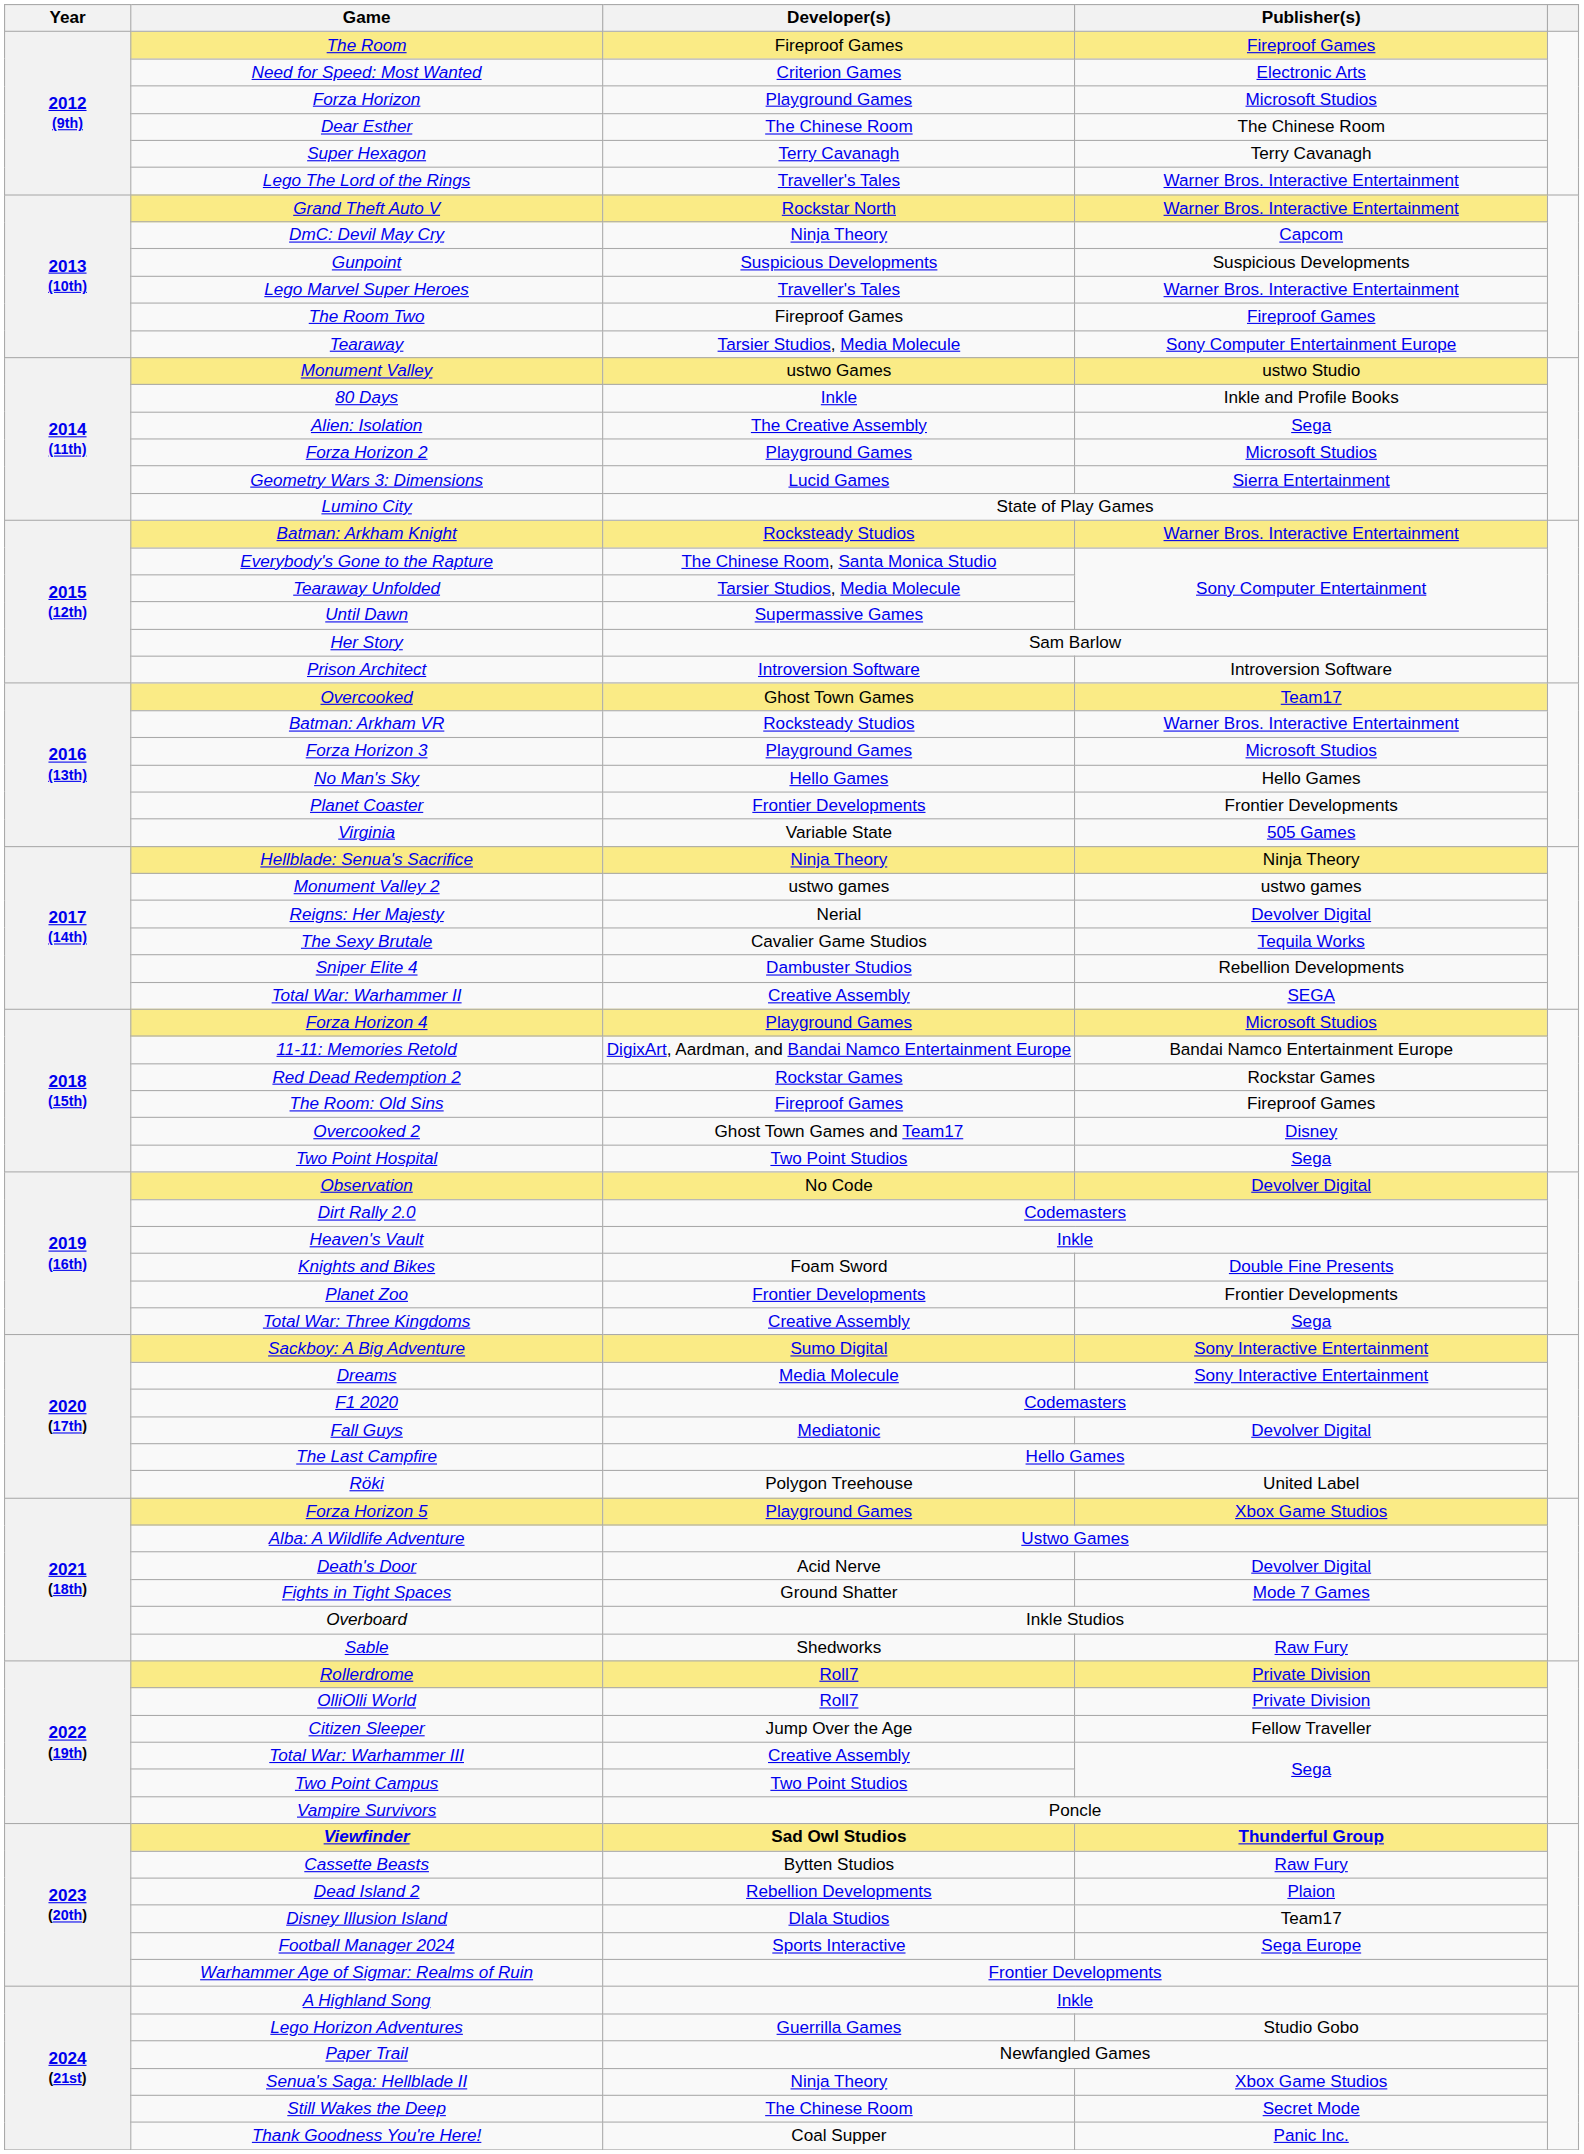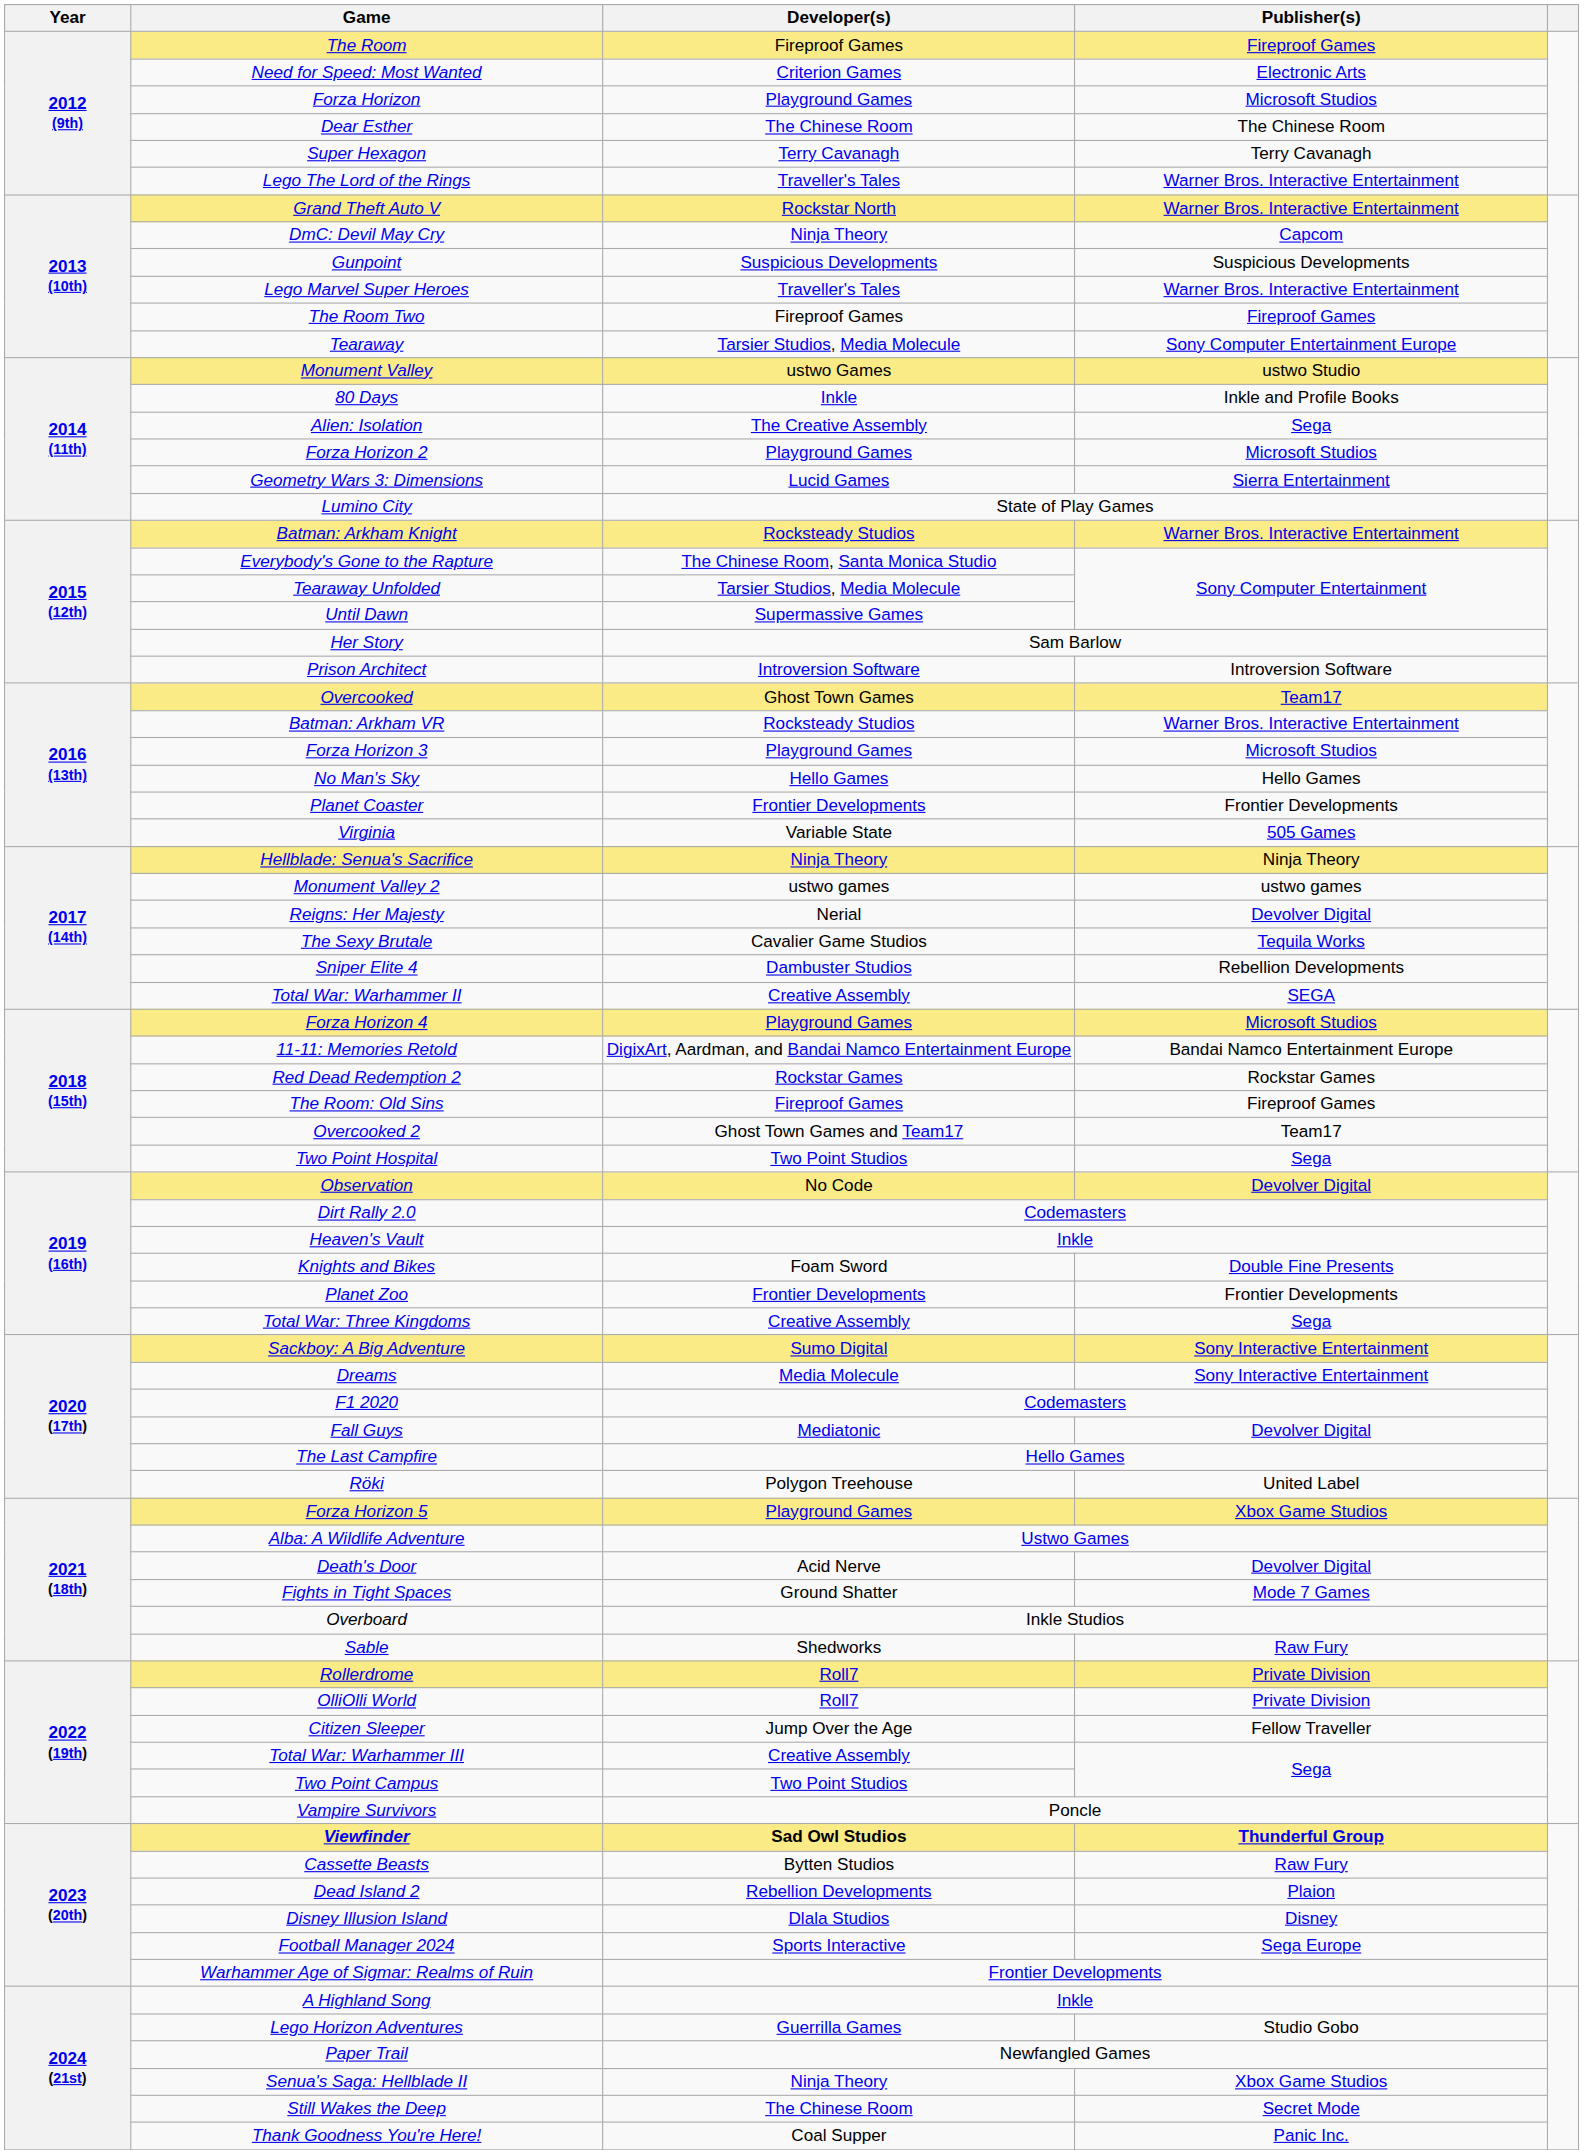(1311, 1131) Disney -> (1311, 1131) Team17
(1311, 1918) Team17 -> (1311, 1918) Disney
